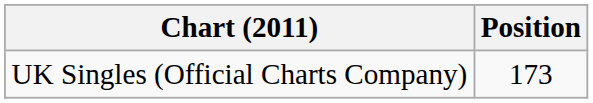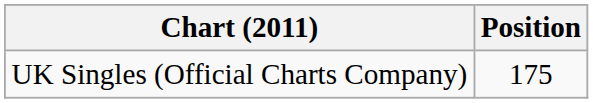(531, 73) 173 -> (531, 73) 175
